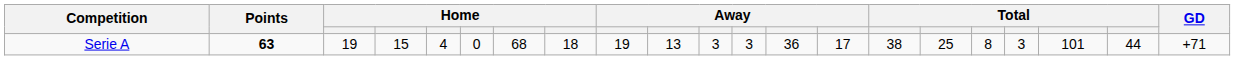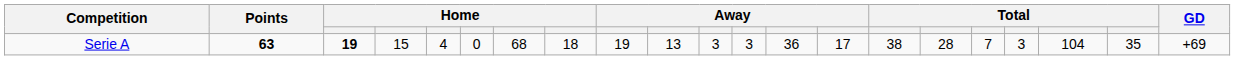(350, 44) normal -> (350, 44) bold
(946, 44) 25 -> (946, 44) 28
(988, 44) 8 -> (988, 44) 7
(1073, 44) 101 -> (1073, 44) 104
(1133, 44) 44 -> (1133, 44) 35
(1194, 44) +71 -> (1194, 44) +69
